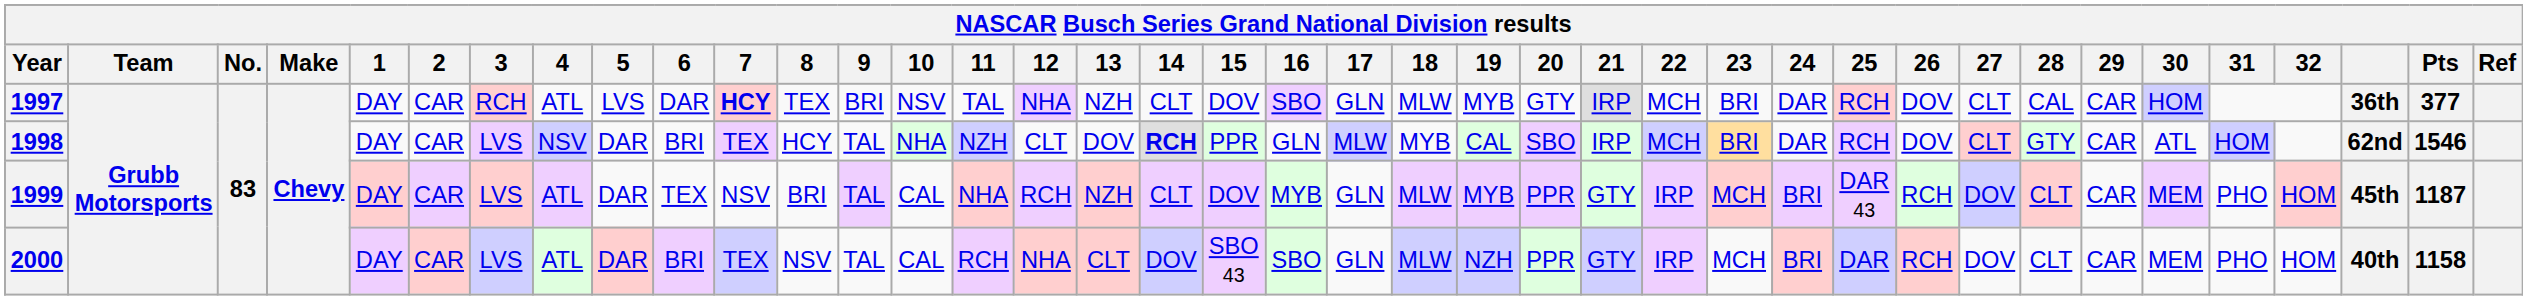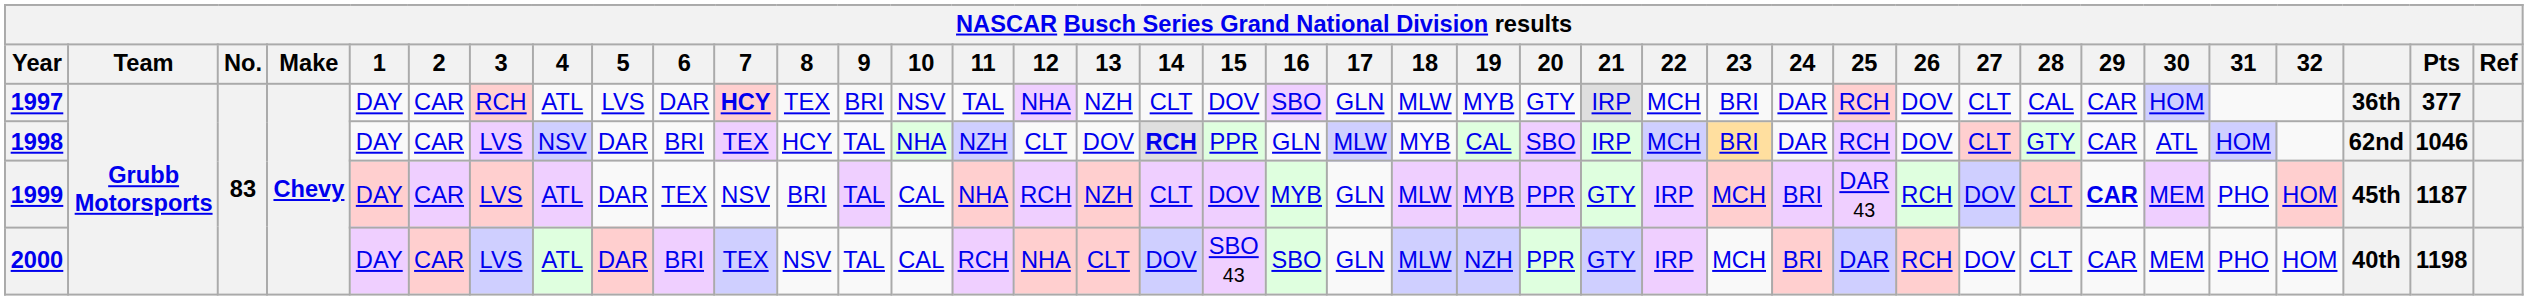(2440, 141) 1546 -> (2442, 141) 1046
(2112, 194) normal -> (2112, 194) bold
(2440, 261) 1158 -> (2442, 261) 1198
